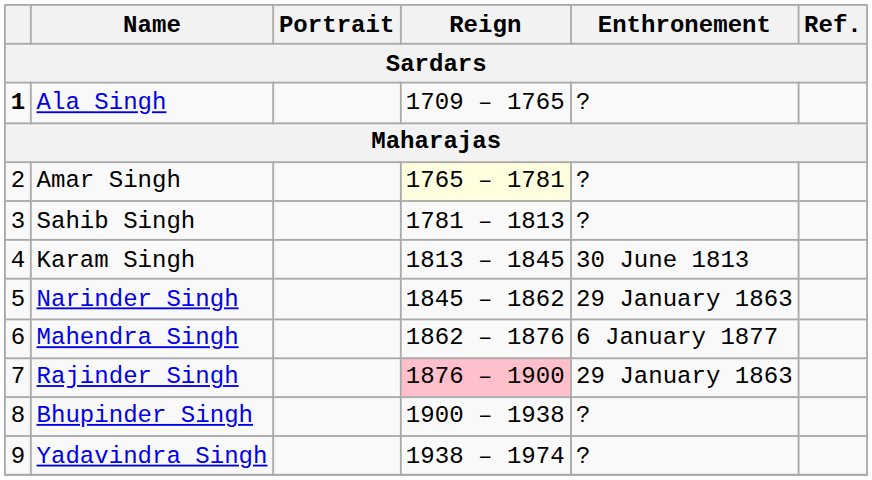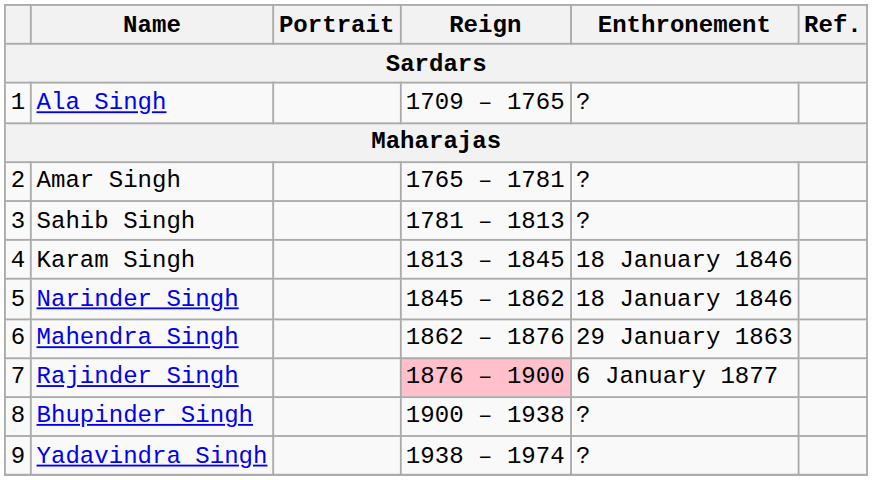(18, 103) bold -> (18, 103) normal
(485, 181) lightyellow background -> (485, 181) no background
(663, 260) 30 June 1813 -> (684, 260) 18 January 1846
(684, 299) 29 January 1863 -> (684, 299) 18 January 1846
(677, 338) 6 January 1877 -> (684, 338) 29 January 1863
(684, 377) 29 January 1863 -> (677, 377) 6 January 1877
